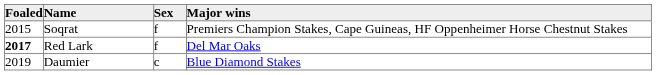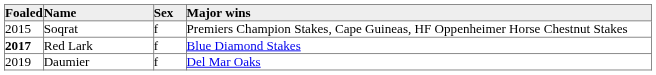(224, 45) Del Mar Oaks -> (244, 45) Blue Diamond Stakes
(157, 61) c -> (156, 61) f
(244, 61) Blue Diamond Stakes -> (224, 61) Del Mar Oaks
